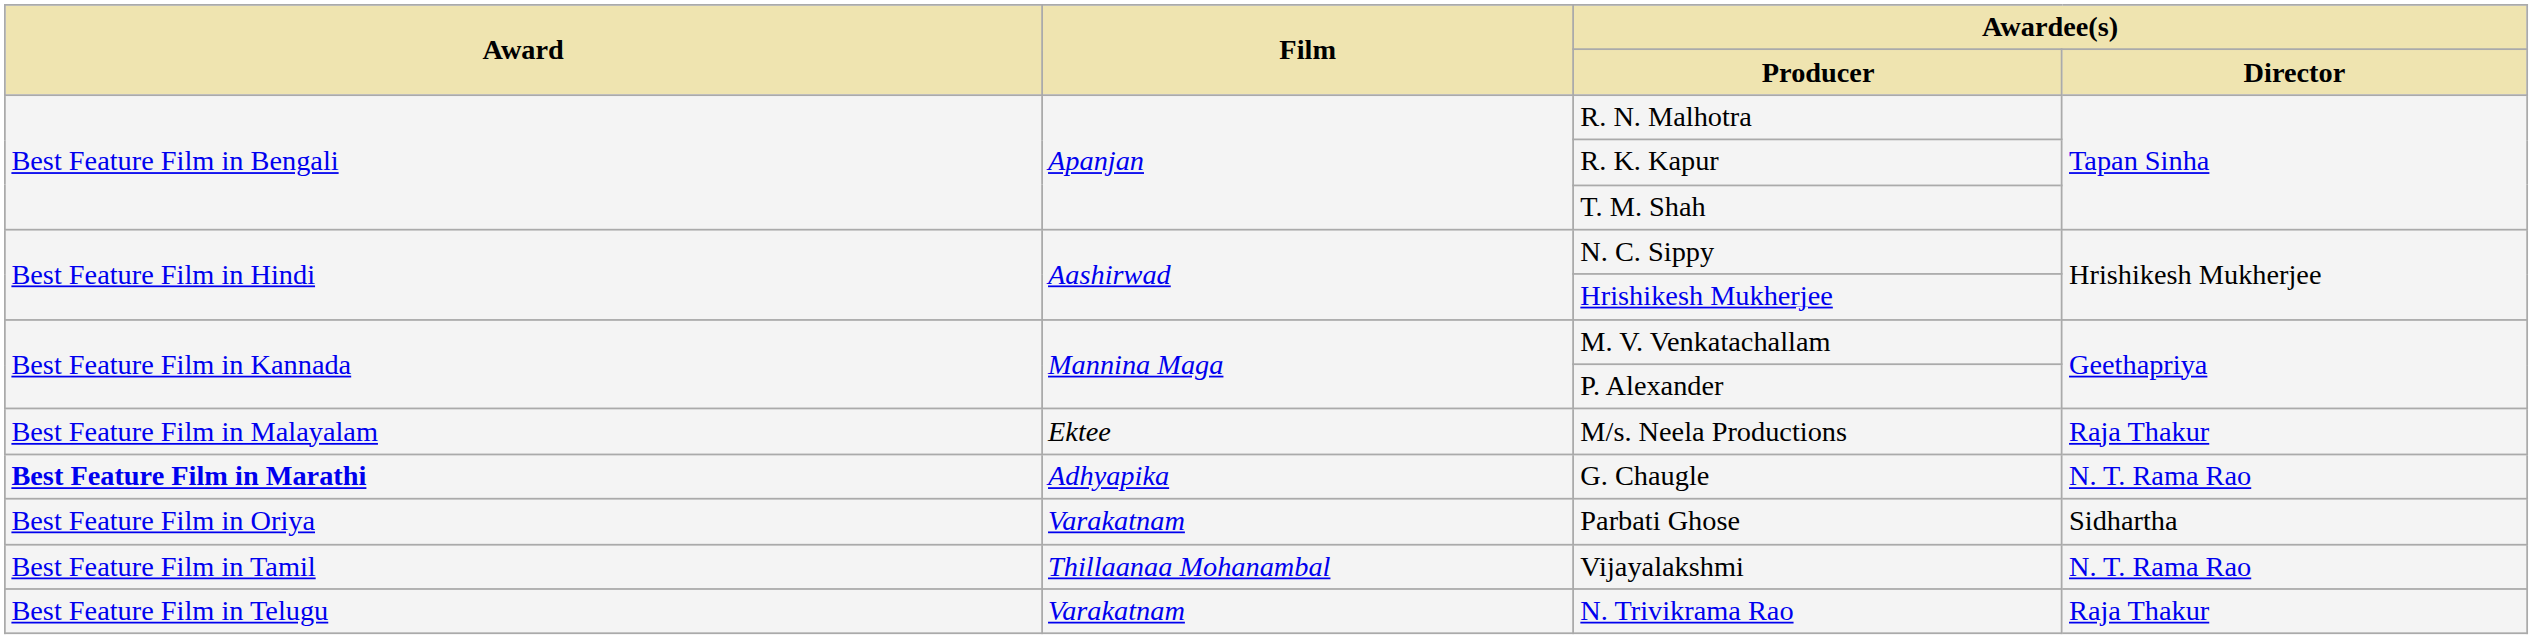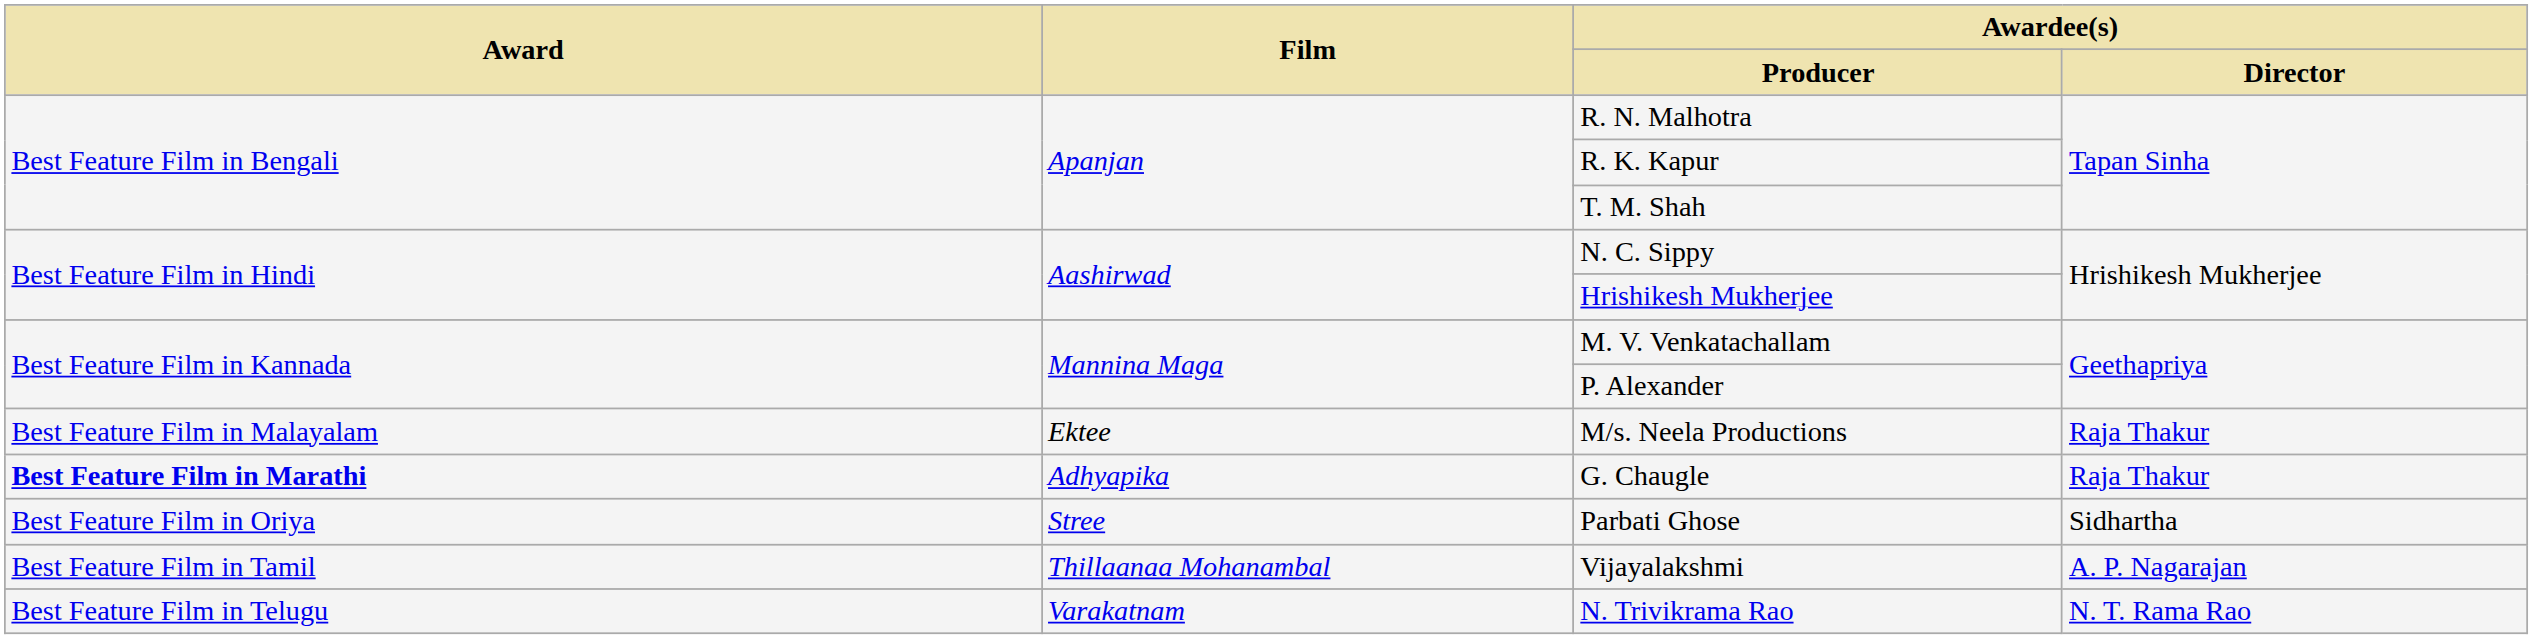(2160, 476) N. T. Rama Rao -> (2139, 476) Raja Thakur
(1116, 521) Varakatnam -> (1077, 521) Stree
(2160, 565) N. T. Rama Rao -> (2158, 565) A. P. Nagarajan
(2139, 610) Raja Thakur -> (2160, 610) N. T. Rama Rao
